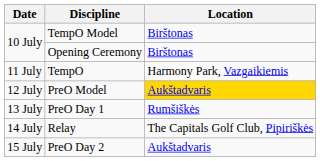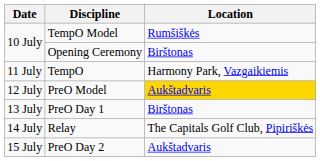(170, 33) Birštonas -> (174, 33) Rumšiškės
(174, 109) Rumšiškės -> (170, 109) Birštonas
